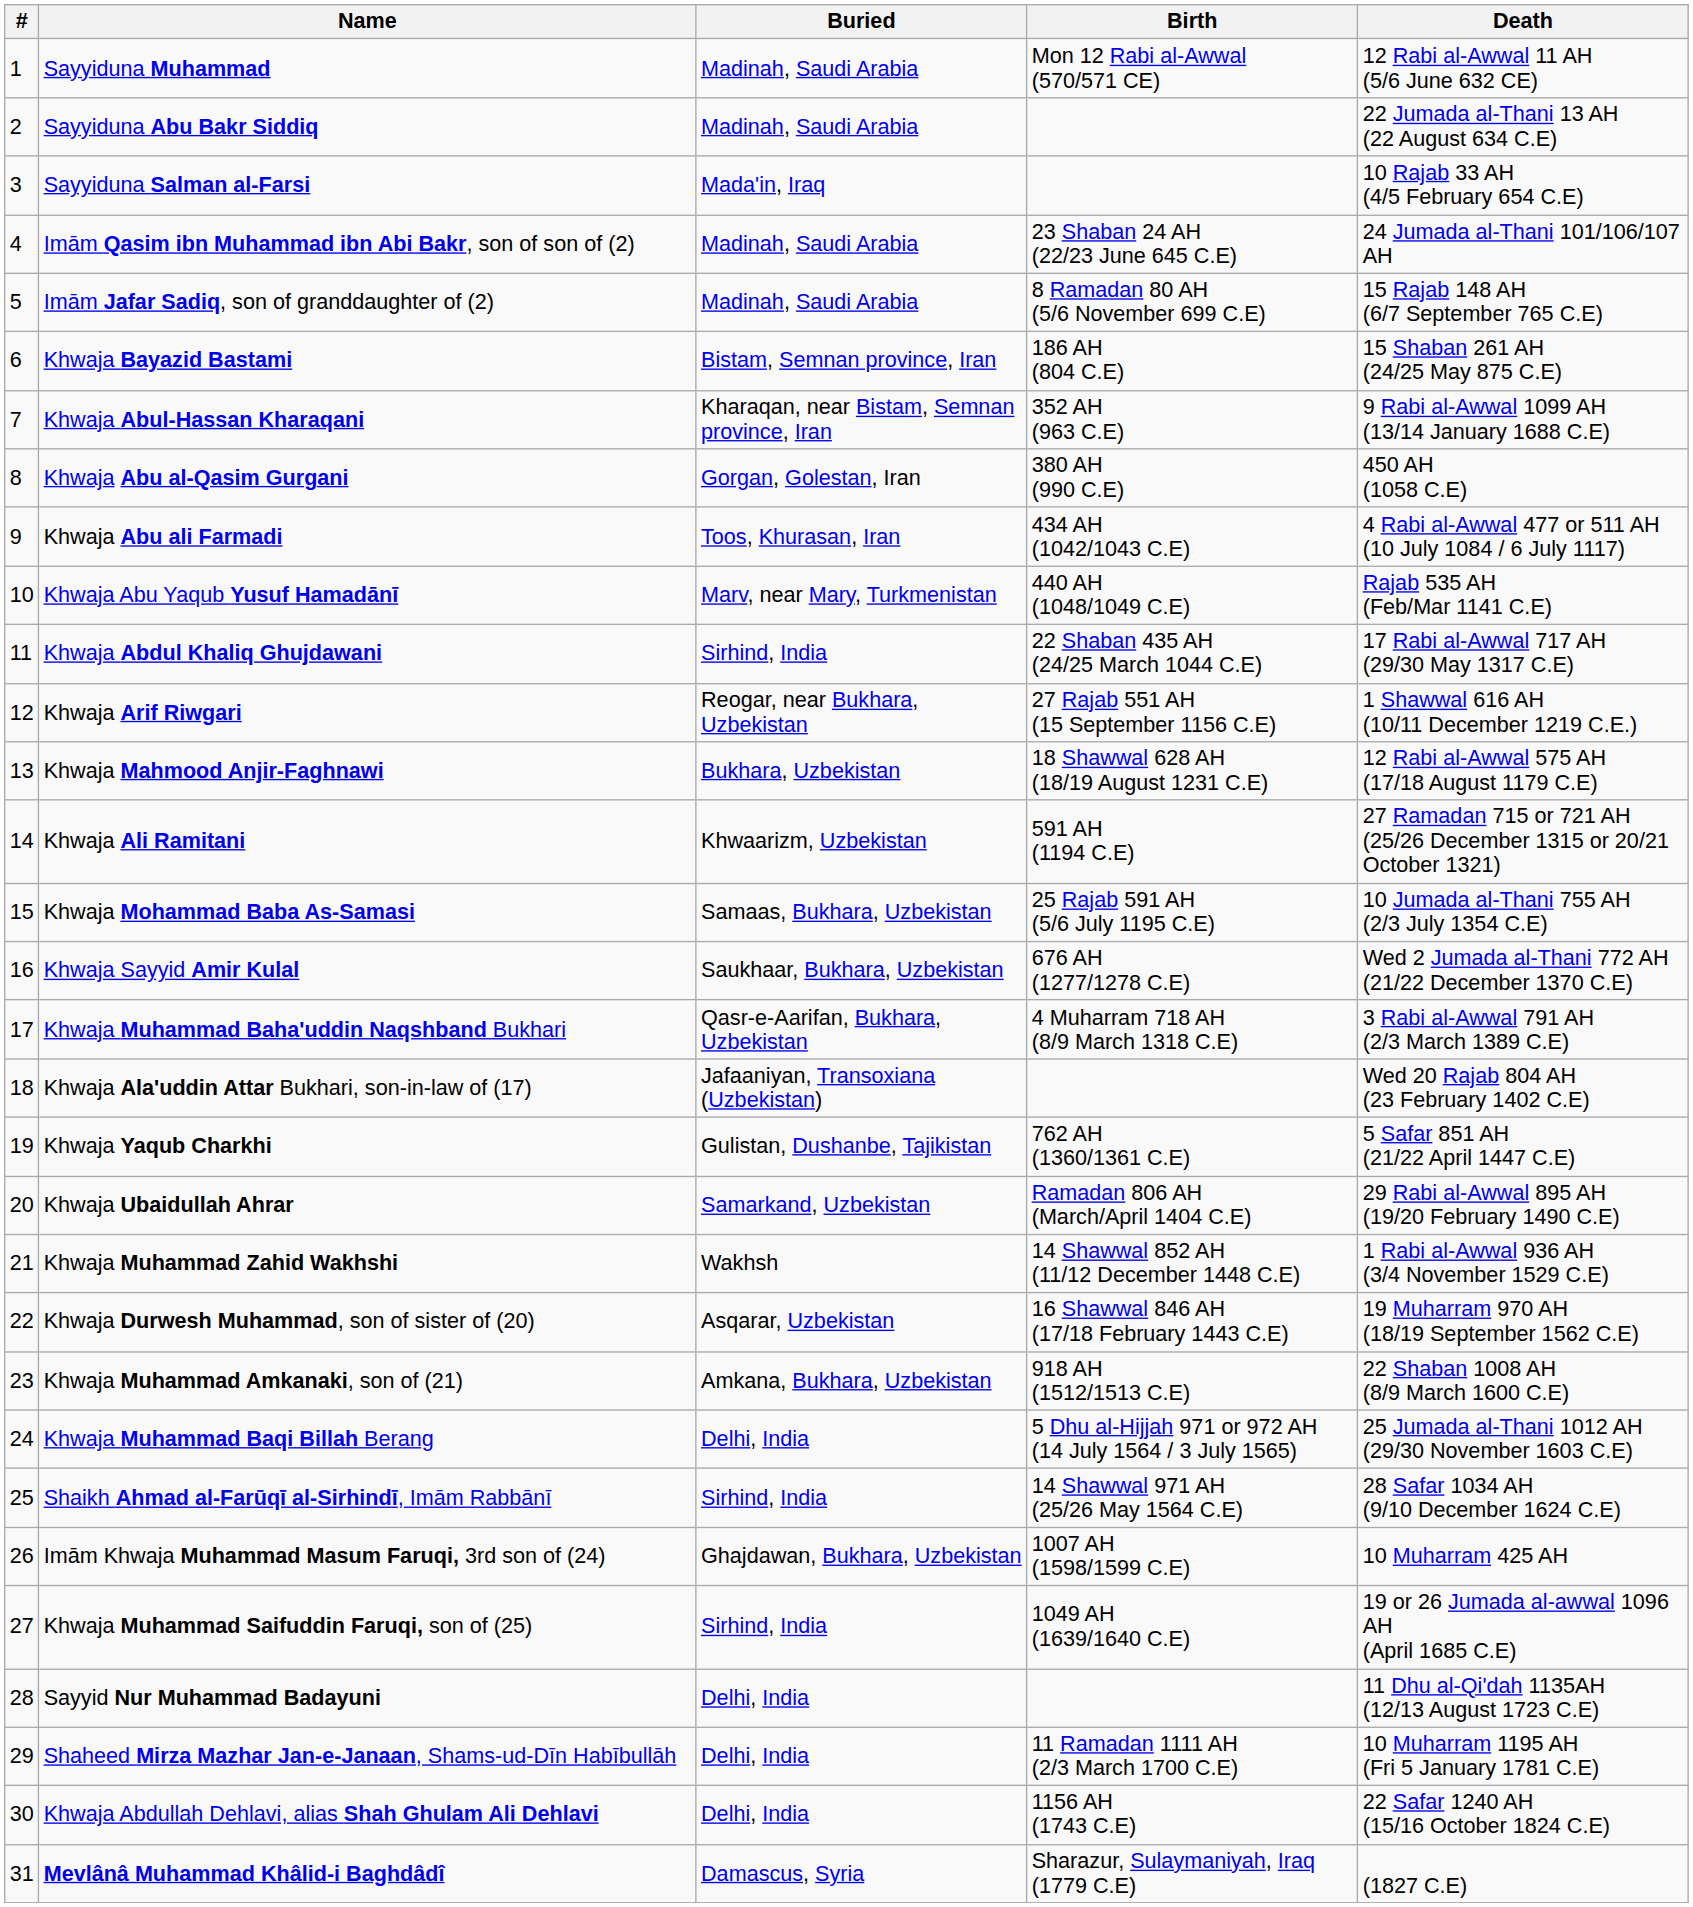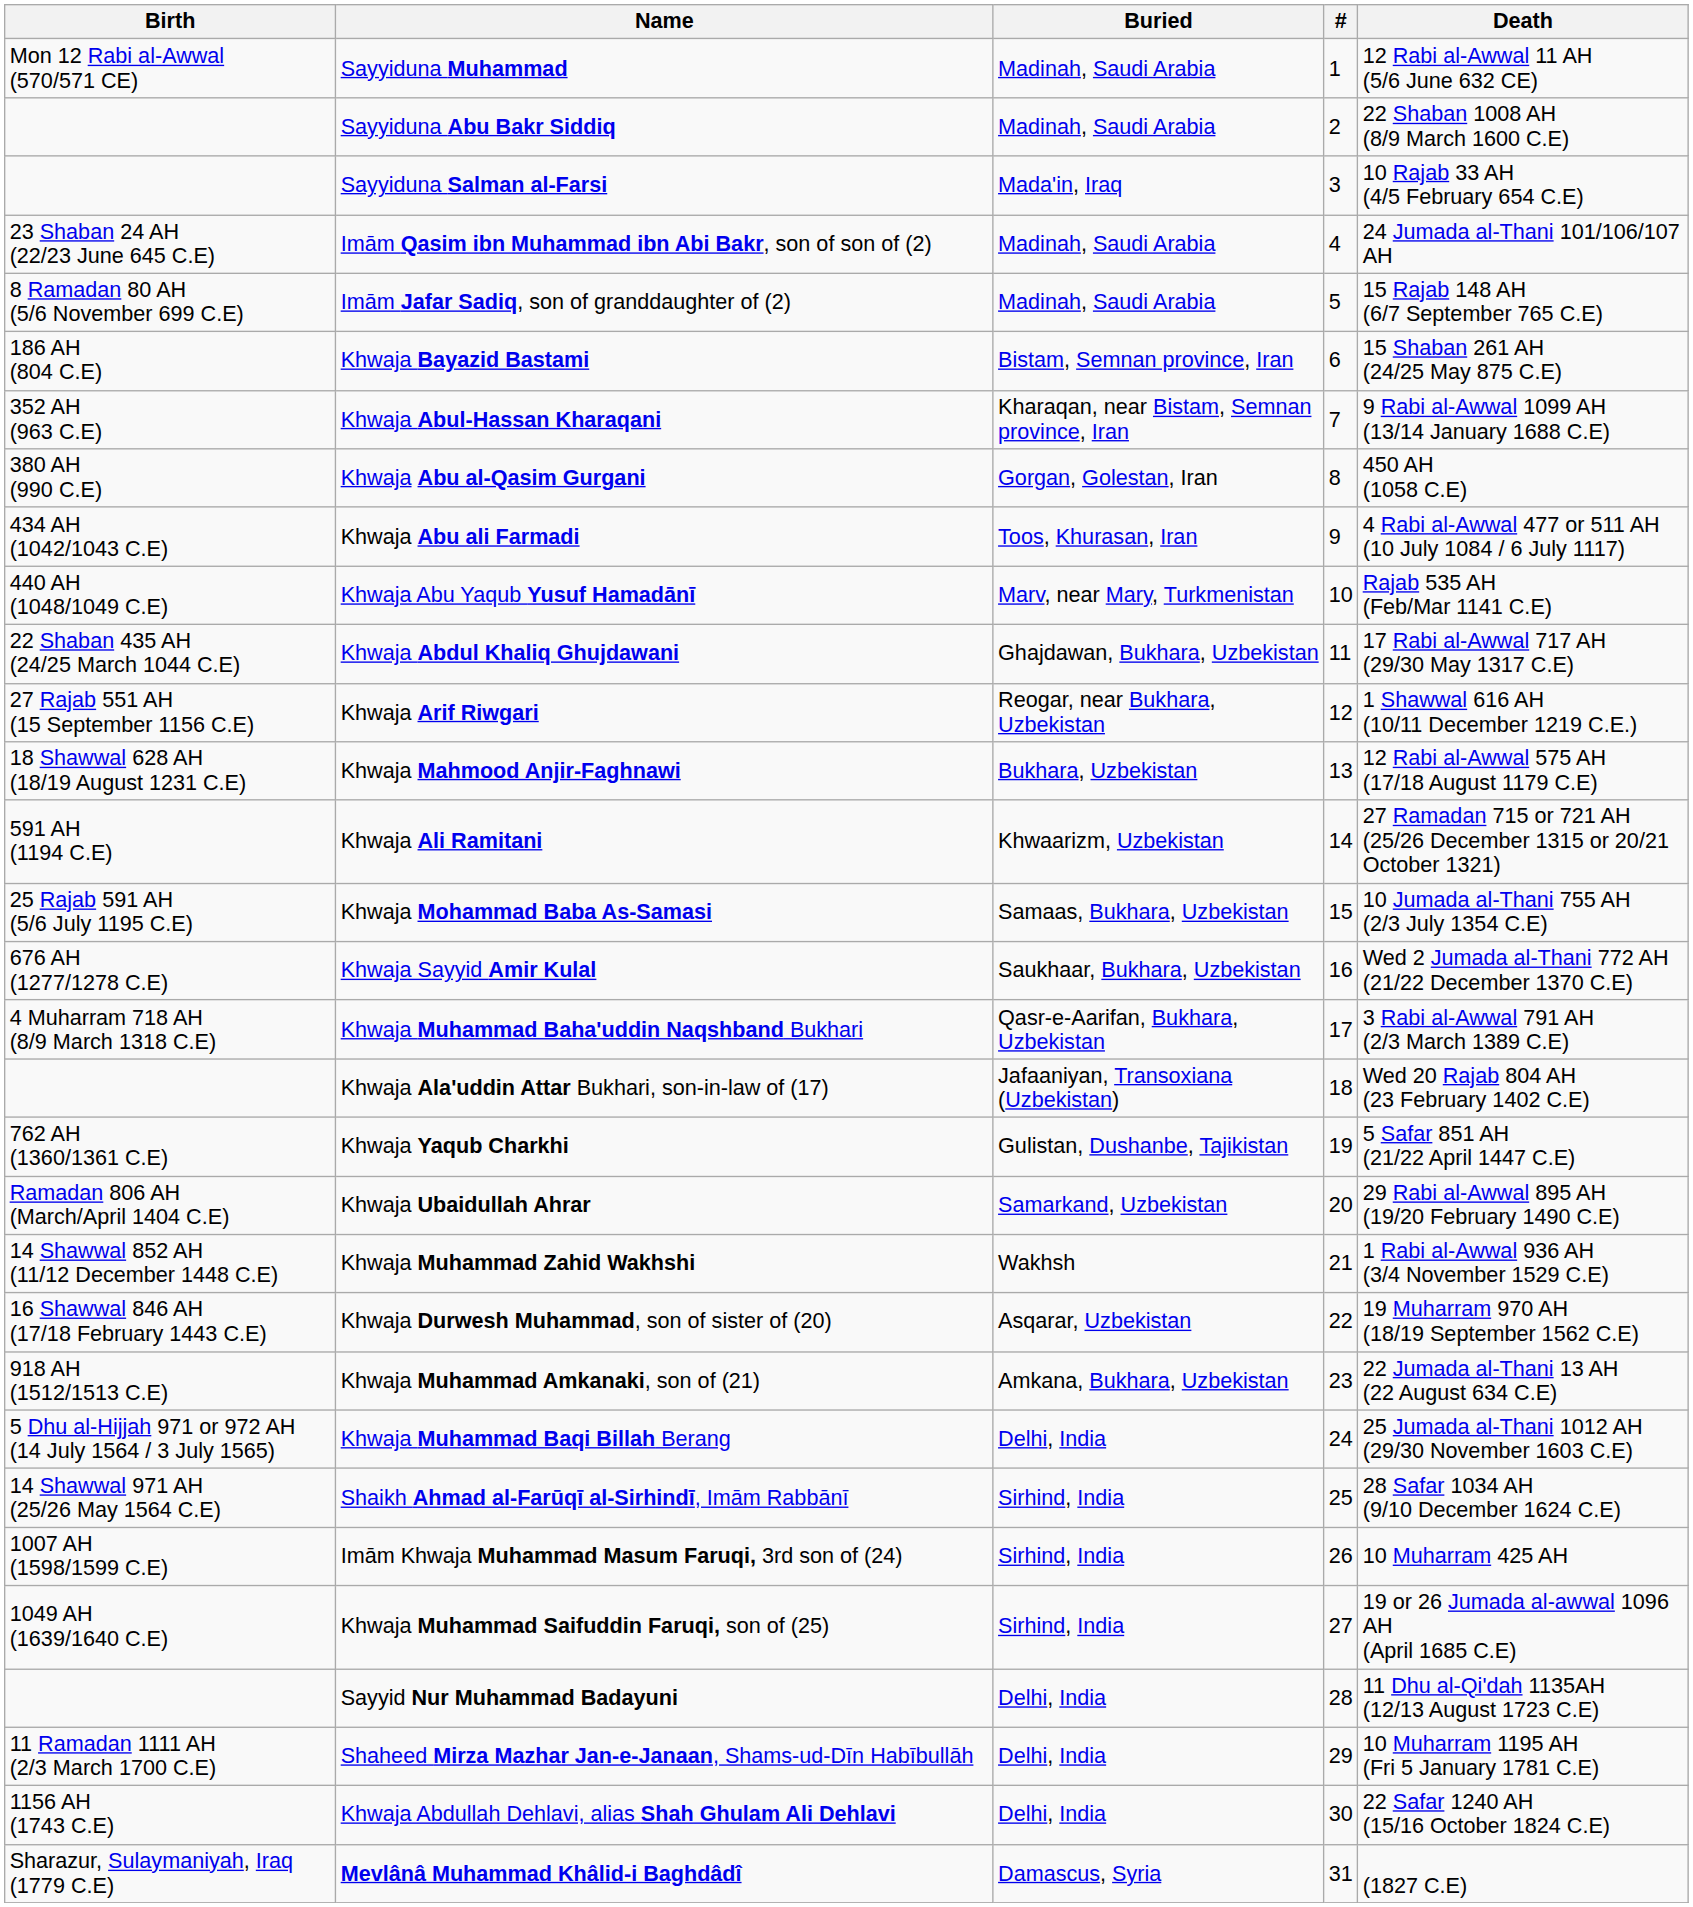columns swapped: (22, 21) <-> (1192, 21)
(1491, 126) 22 Jumada al-Thani 13 AH (22 August 634 C.E) -> (1466, 126) 22 Shaban 1008 AH (8/9 March 1600 C.E)
(764, 653) Sirhind, India -> (1158, 653) Ghajdawan, Bukhara, Uzbekistan
(1466, 1380) 22 Shaban 1008 AH (8/9 March 1600 C.E) -> (1491, 1380) 22 Jumada al-Thani 13 AH (22 August 634 C.E)
(861, 1556) Ghajdawan, Bukhara, Uzbekistan -> (1061, 1556) Sirhind, India
